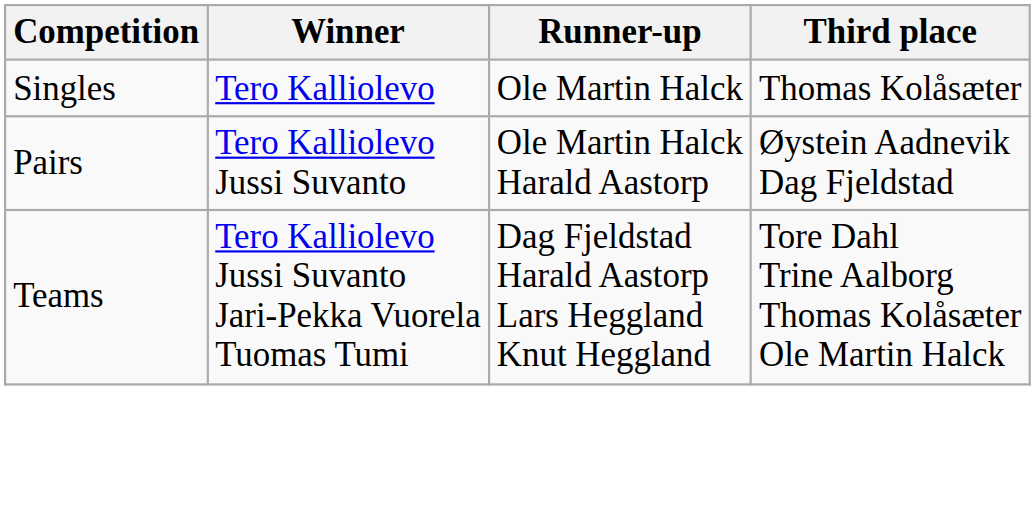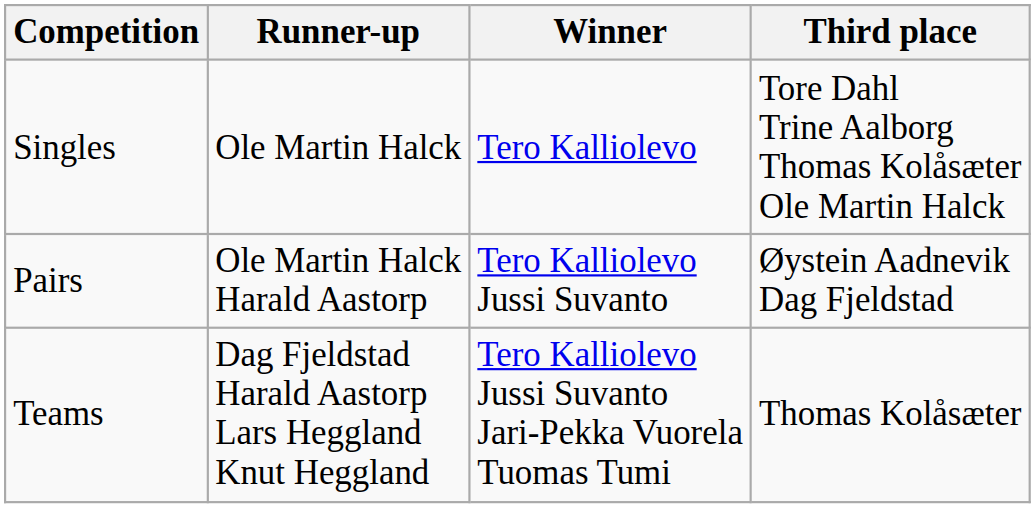columns swapped: (348, 32) <-> (620, 32)
(890, 87) Thomas Kolåsæter -> (890, 146) Tore Dahl Trine Aalborg Thomas Kolåsæter Ole Martin Halck
(890, 296) Tore Dahl Trine Aalborg Thomas Kolåsæter Ole Martin Halck -> (890, 413) Thomas Kolåsæter
